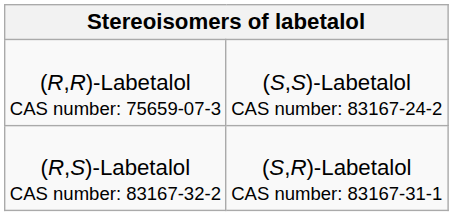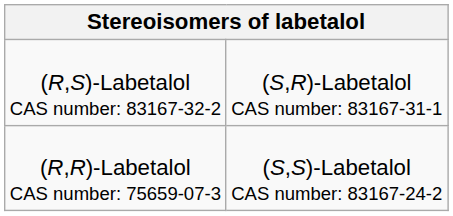rows swapped: (115, 94) <-> (115, 180)
